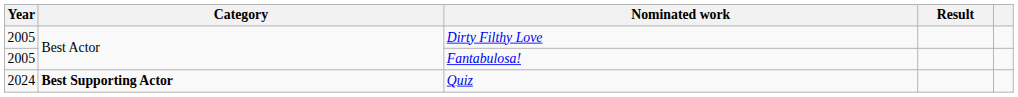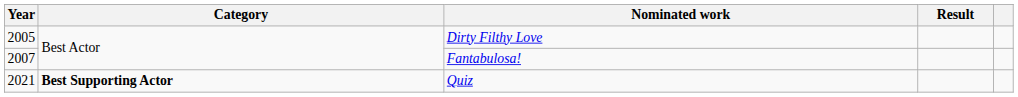(21, 59) 2005 -> (21, 59) 2007
(21, 80) 2024 -> (21, 80) 2021
